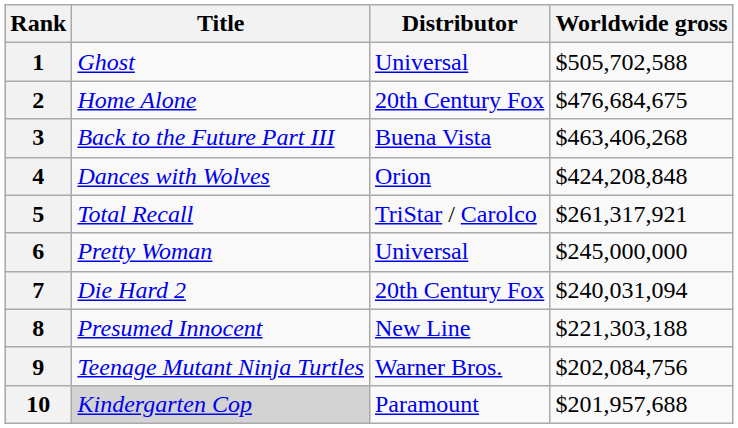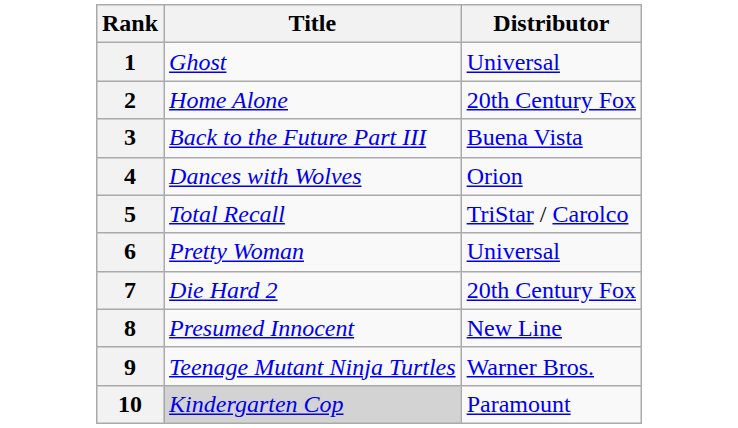- column: (642, 23)
